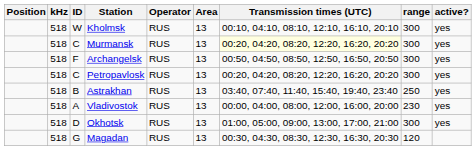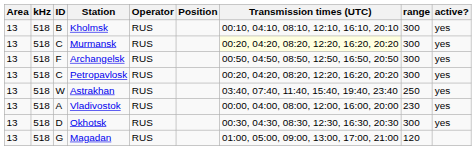columns swapped: (206, 12) <-> (26, 12)
(77, 28) W -> (59, 28) B
(76, 91) B -> (60, 91) W
(310, 122) 01:00, 05:00, 09:00, 13:00, 17:00, 21:00 -> (310, 122) 00:30, 04:30, 08:30, 12:30, 16:30, 20:30
(310, 138) 00:30, 04:30, 08:30, 12:30, 16:30, 20:30 -> (310, 138) 01:00, 05:00, 09:00, 13:00, 17:00, 21:00
